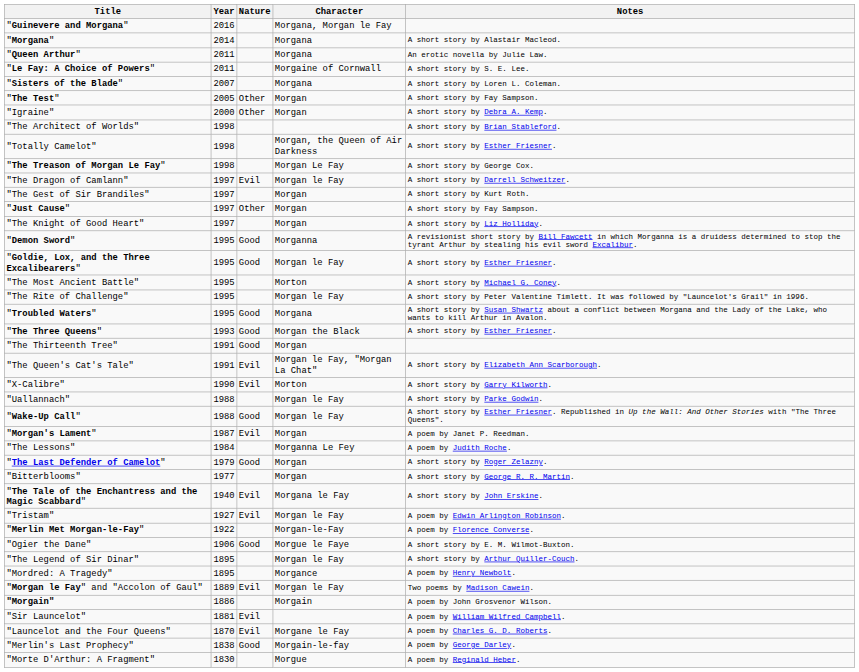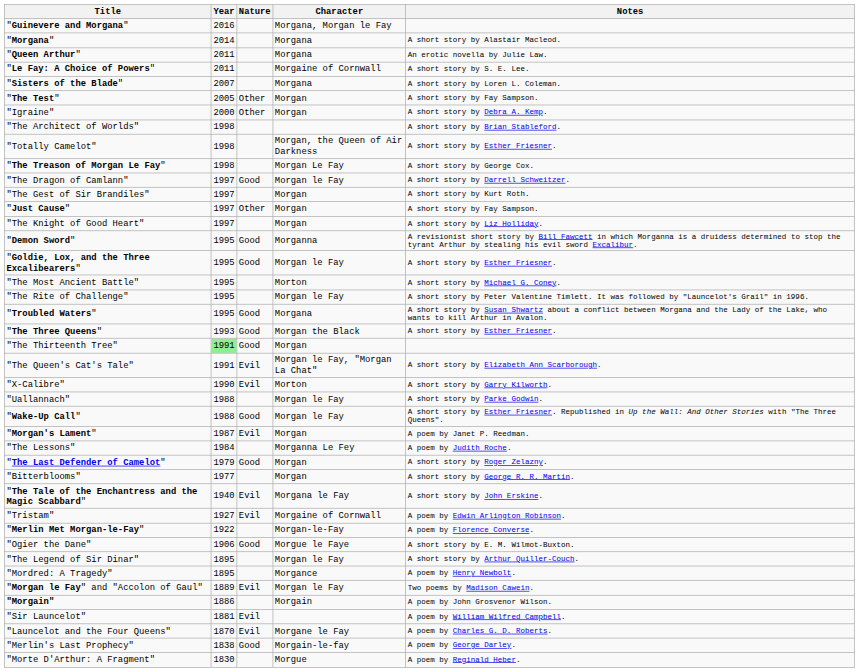(249, 180) Evil -> (249, 180) Good
(224, 346) no background -> (224, 346) lightgreen background
(309, 516) Morgan le Fay -> (328, 516) Morgaine of Cornwall
